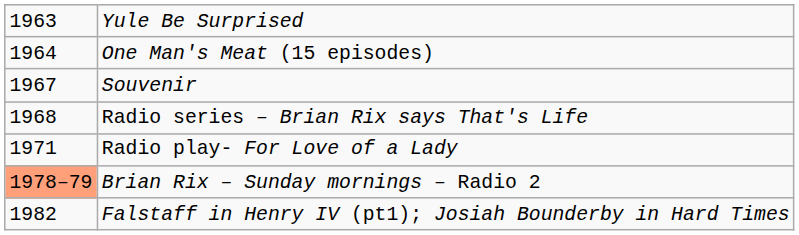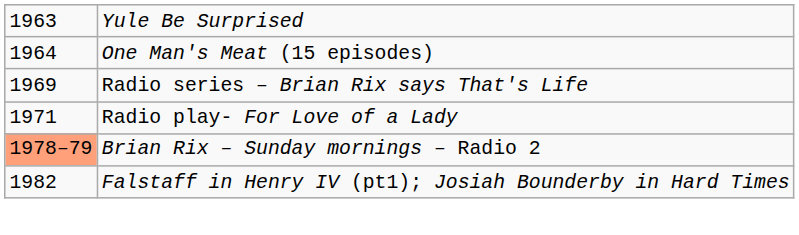- row: (149, 85)
(33, 117) 1968 -> (33, 85) 1969
